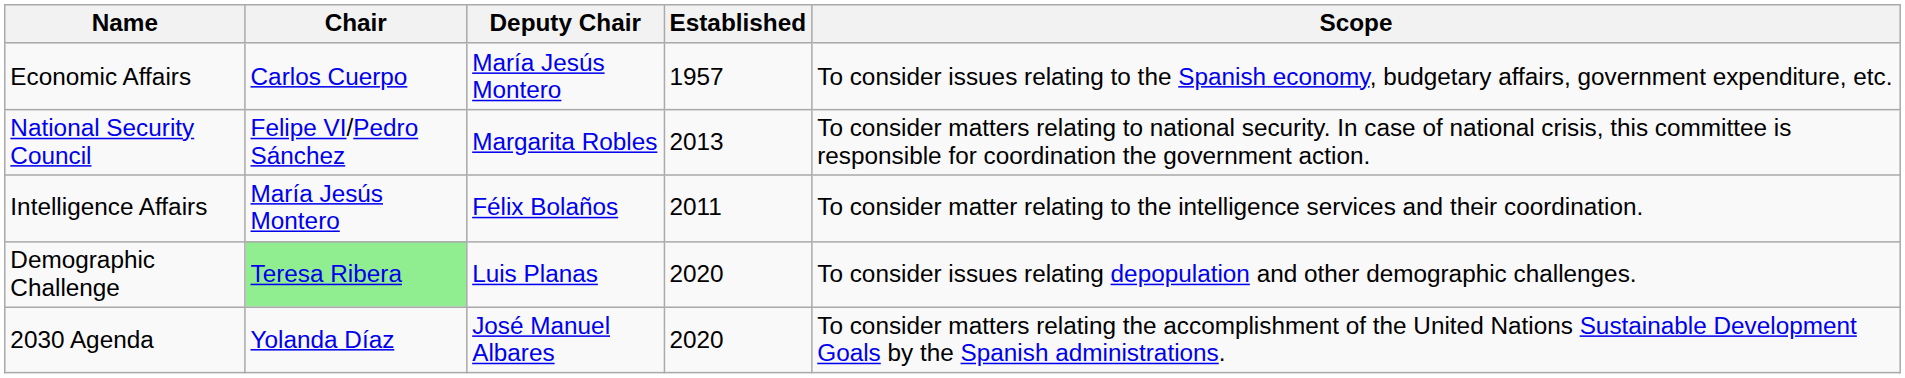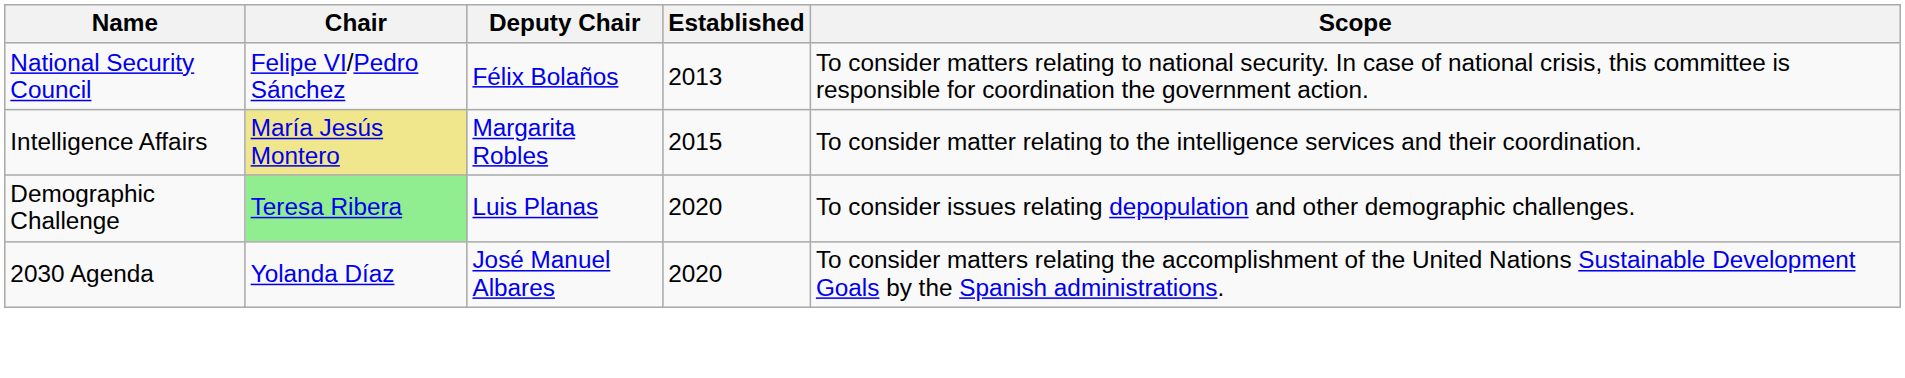- row: (101, 76)
(565, 141) Margarita Robles -> (545, 76) Félix Bolaños
(317, 207) no background -> (317, 141) khaki background
(545, 207) Félix Bolaños -> (524, 141) Margarita Robles
(696, 207) 2011 -> (695, 141) 2015
